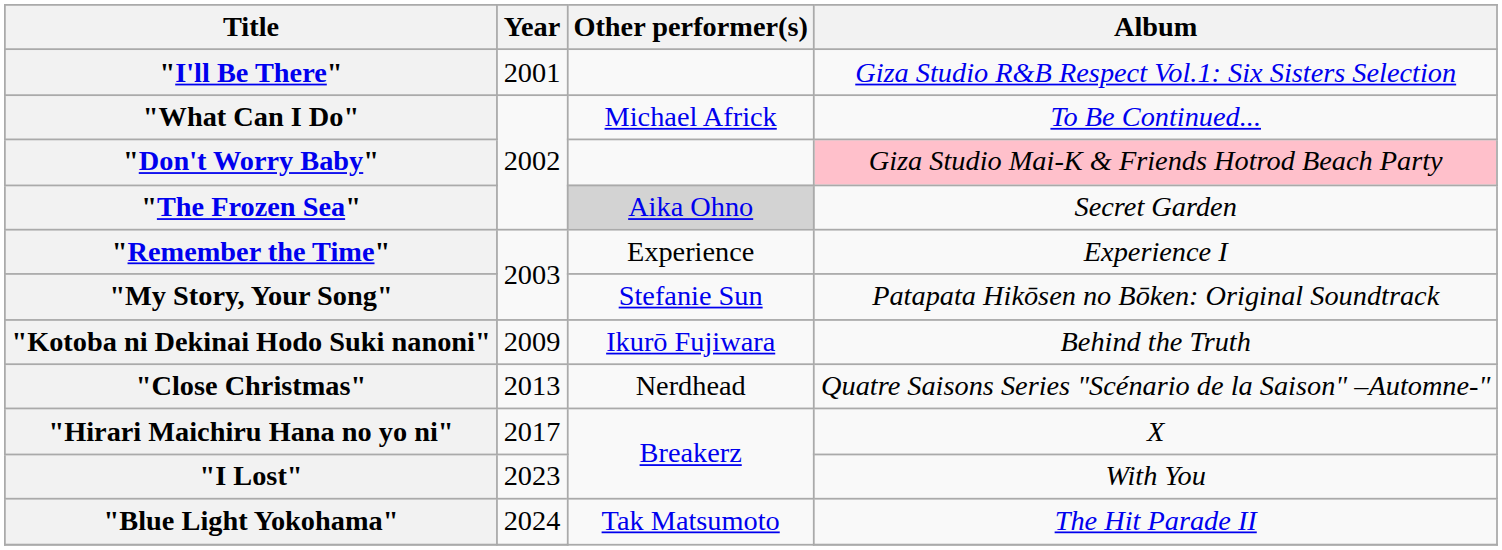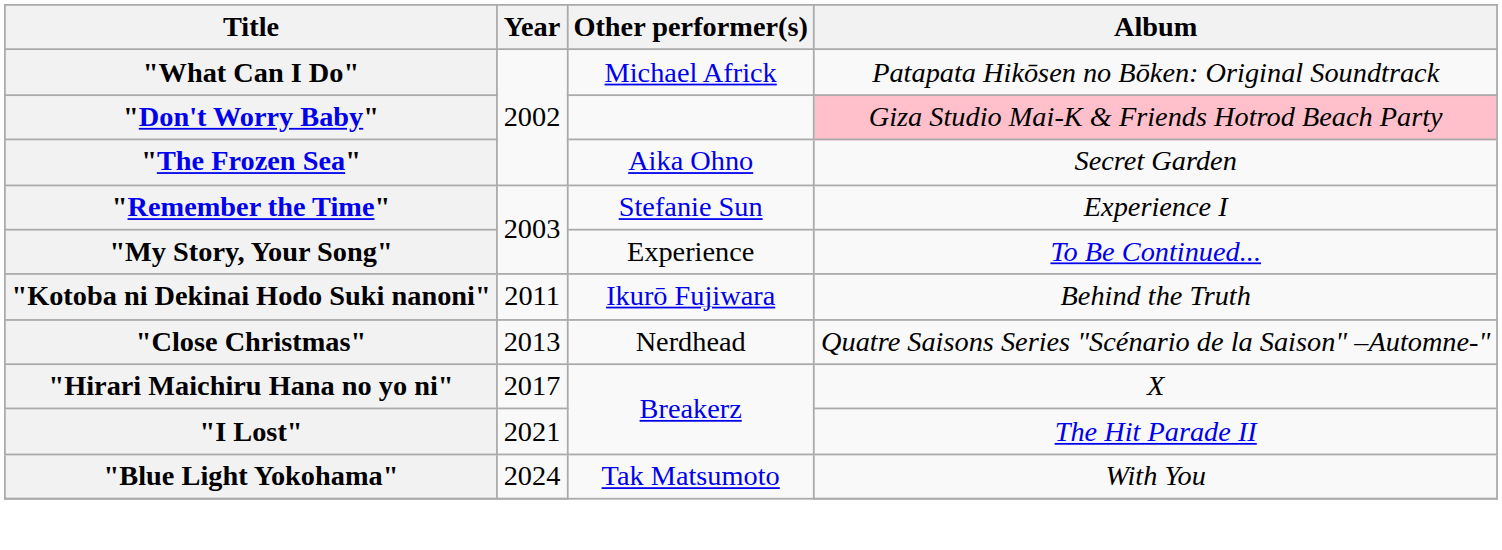- row: (251, 71)
(1156, 116) To Be Continued... -> (1156, 71) Patapata Hikōsen no Bōken: Original Soundtrack
(691, 206) lightgrey background -> (691, 161) no background
(691, 251) Experience -> (691, 206) Stefanie Sun
(691, 296) Stefanie Sun -> (691, 251) Experience
(1156, 296) Patapata Hikōsen no Bōken: Original Soundtrack -> (1156, 251) To Be Continued...
(532, 341) 2009 -> (532, 296) 2011
(532, 476) 2023 -> (532, 431) 2021
(1156, 476) With You -> (1156, 431) The Hit Parade II
(1156, 521) The Hit Parade II -> (1156, 476) With You
